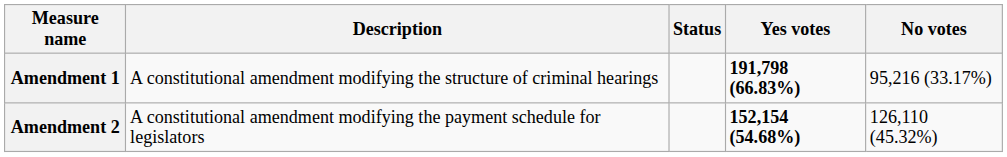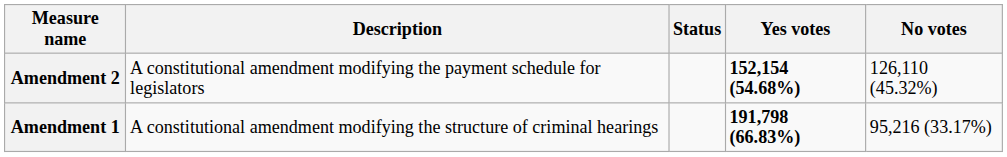rows swapped: (65, 78) <-> (65, 127)
